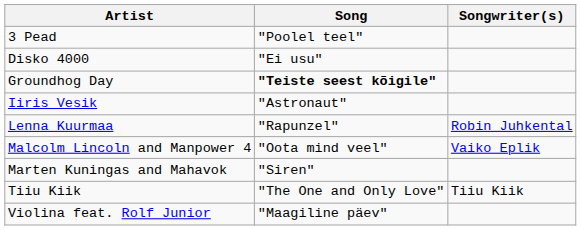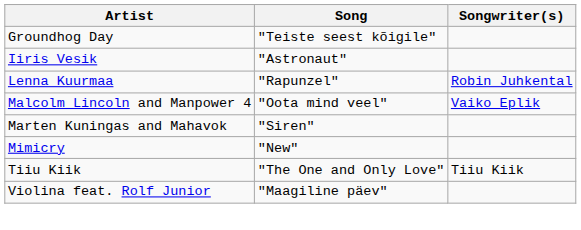- row: (32, 38)
- row: (49, 60)
(347, 82) bold -> (347, 38) normal
+ row: (36, 148)
